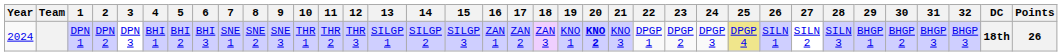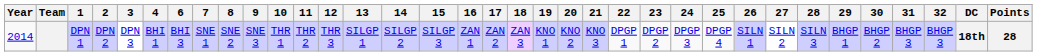- column: (180, 13)
(20, 36) 2024 -> (20, 36) 2014
(595, 36) bold -> (570, 36) normal
(744, 36) khaki background -> (719, 36) no background
(1035, 36) 26 -> (1010, 36) 28
